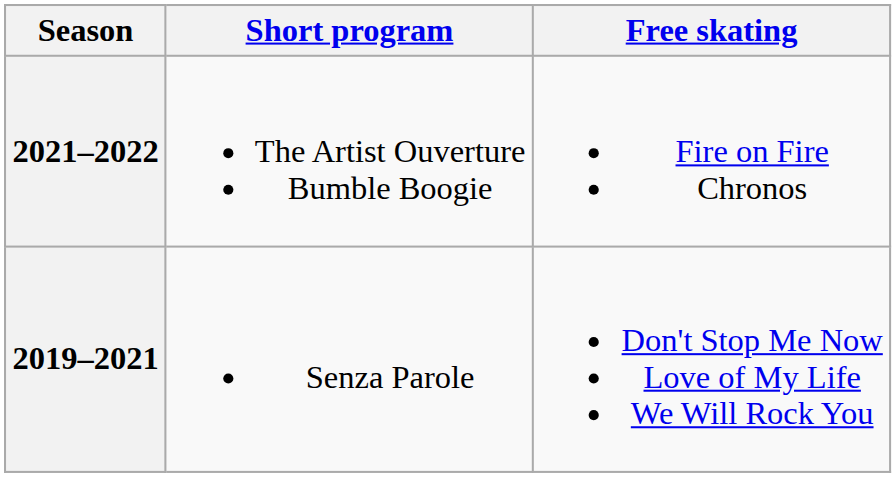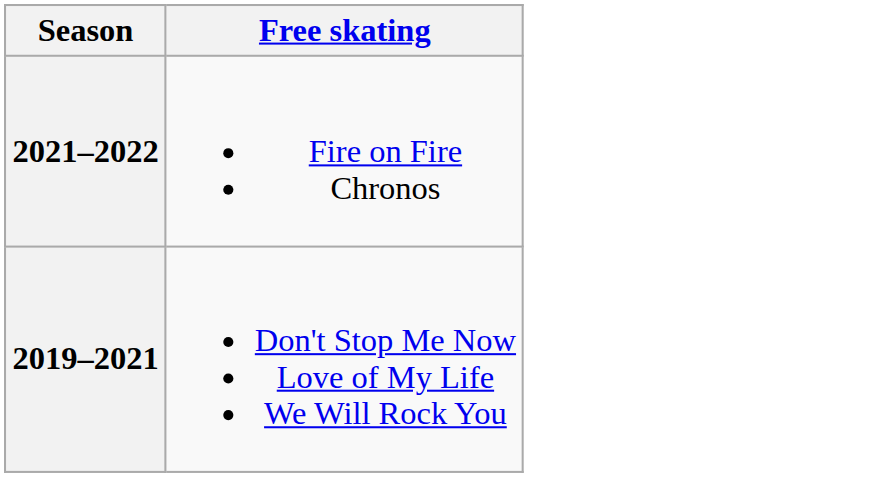- column: (350, 30)
